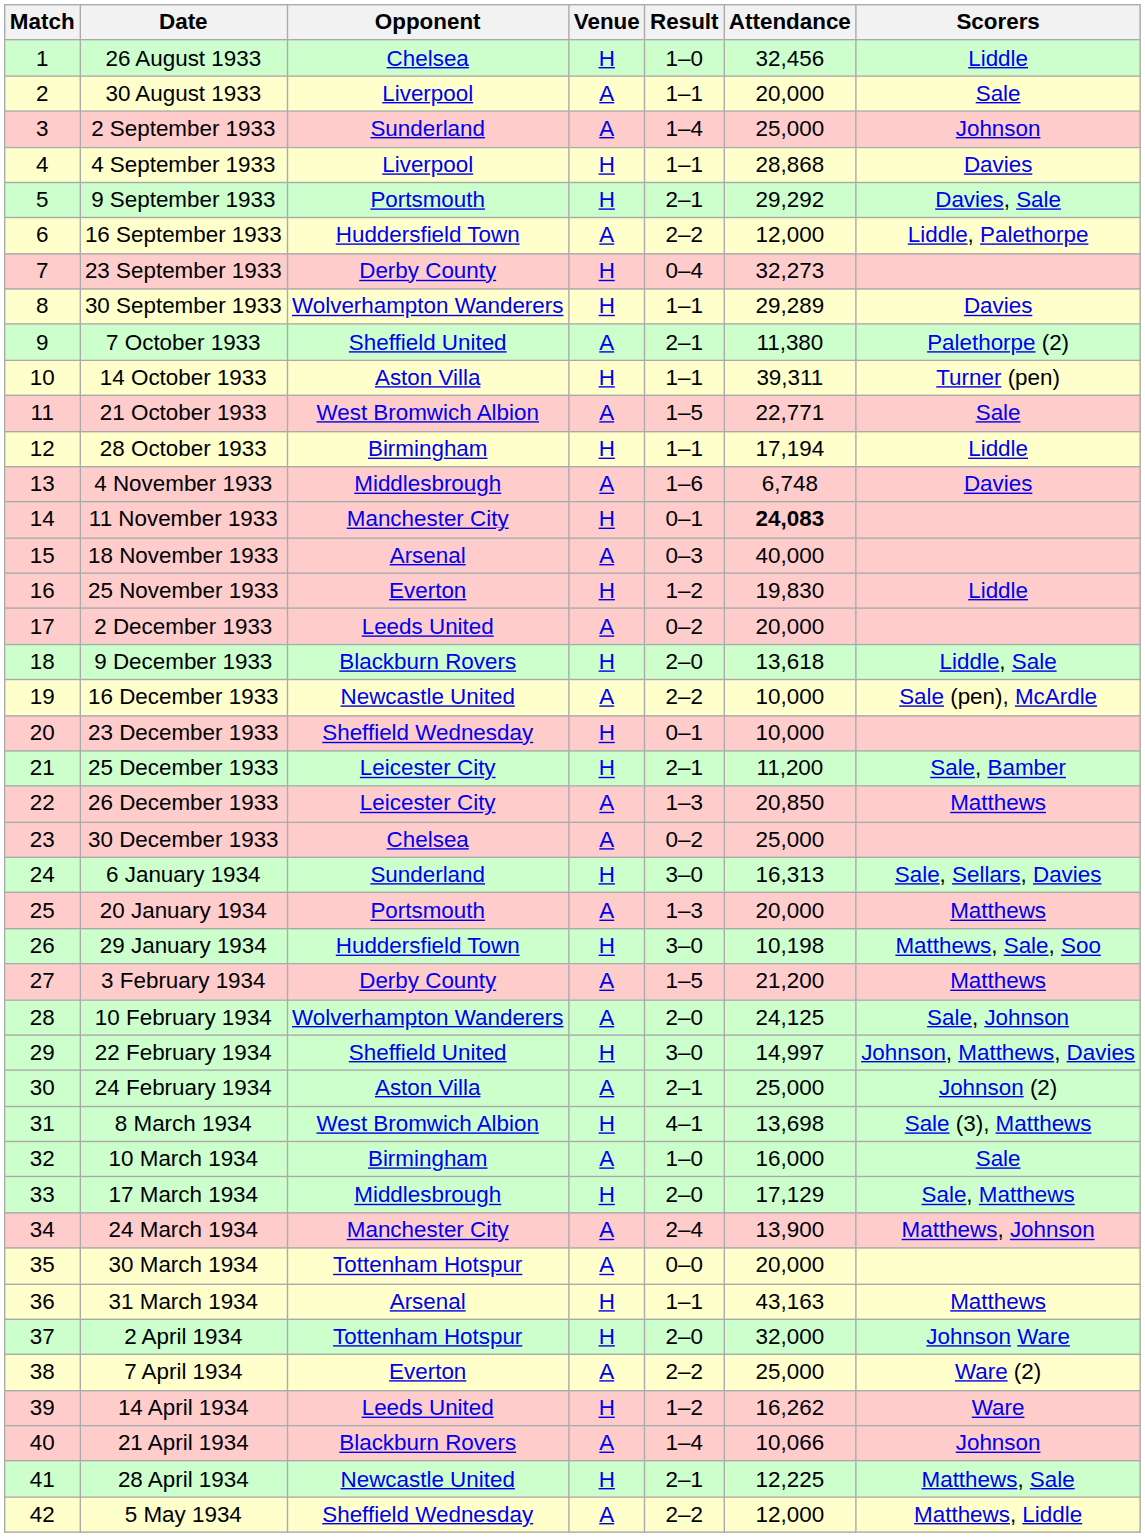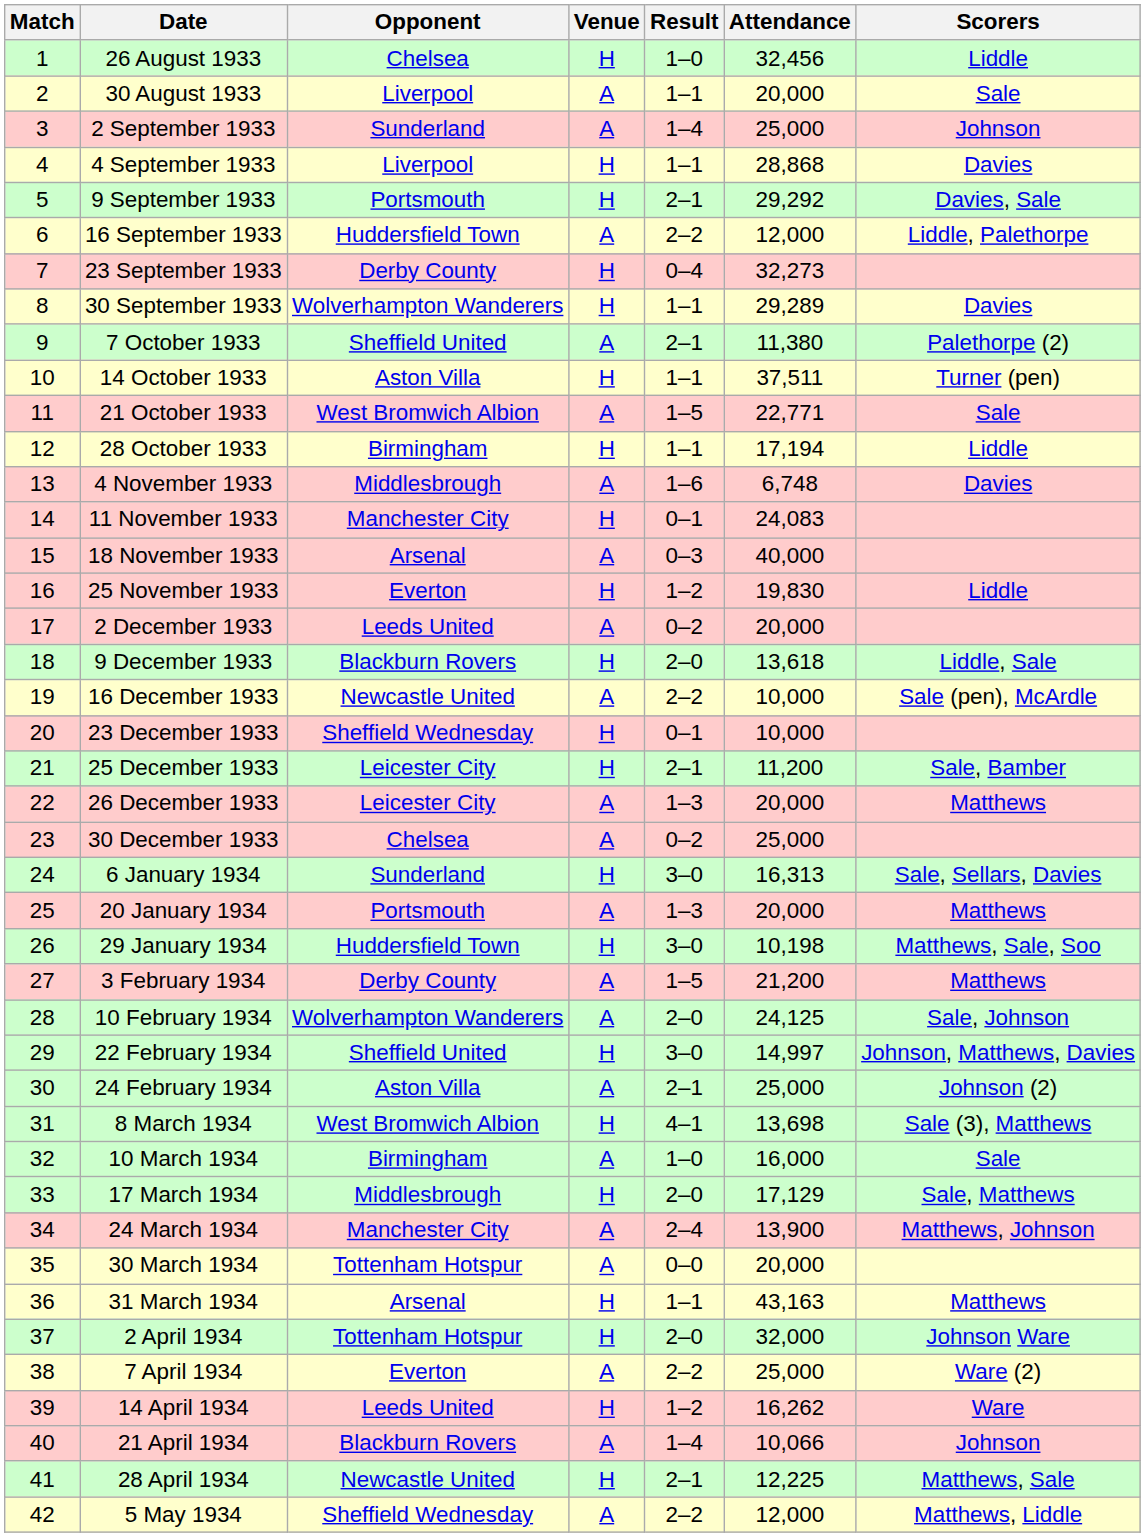(790, 377) 39,311 -> (790, 377) 37,511
(790, 519) bold -> (790, 519) normal
(790, 803) 20,850 -> (790, 803) 20,000
